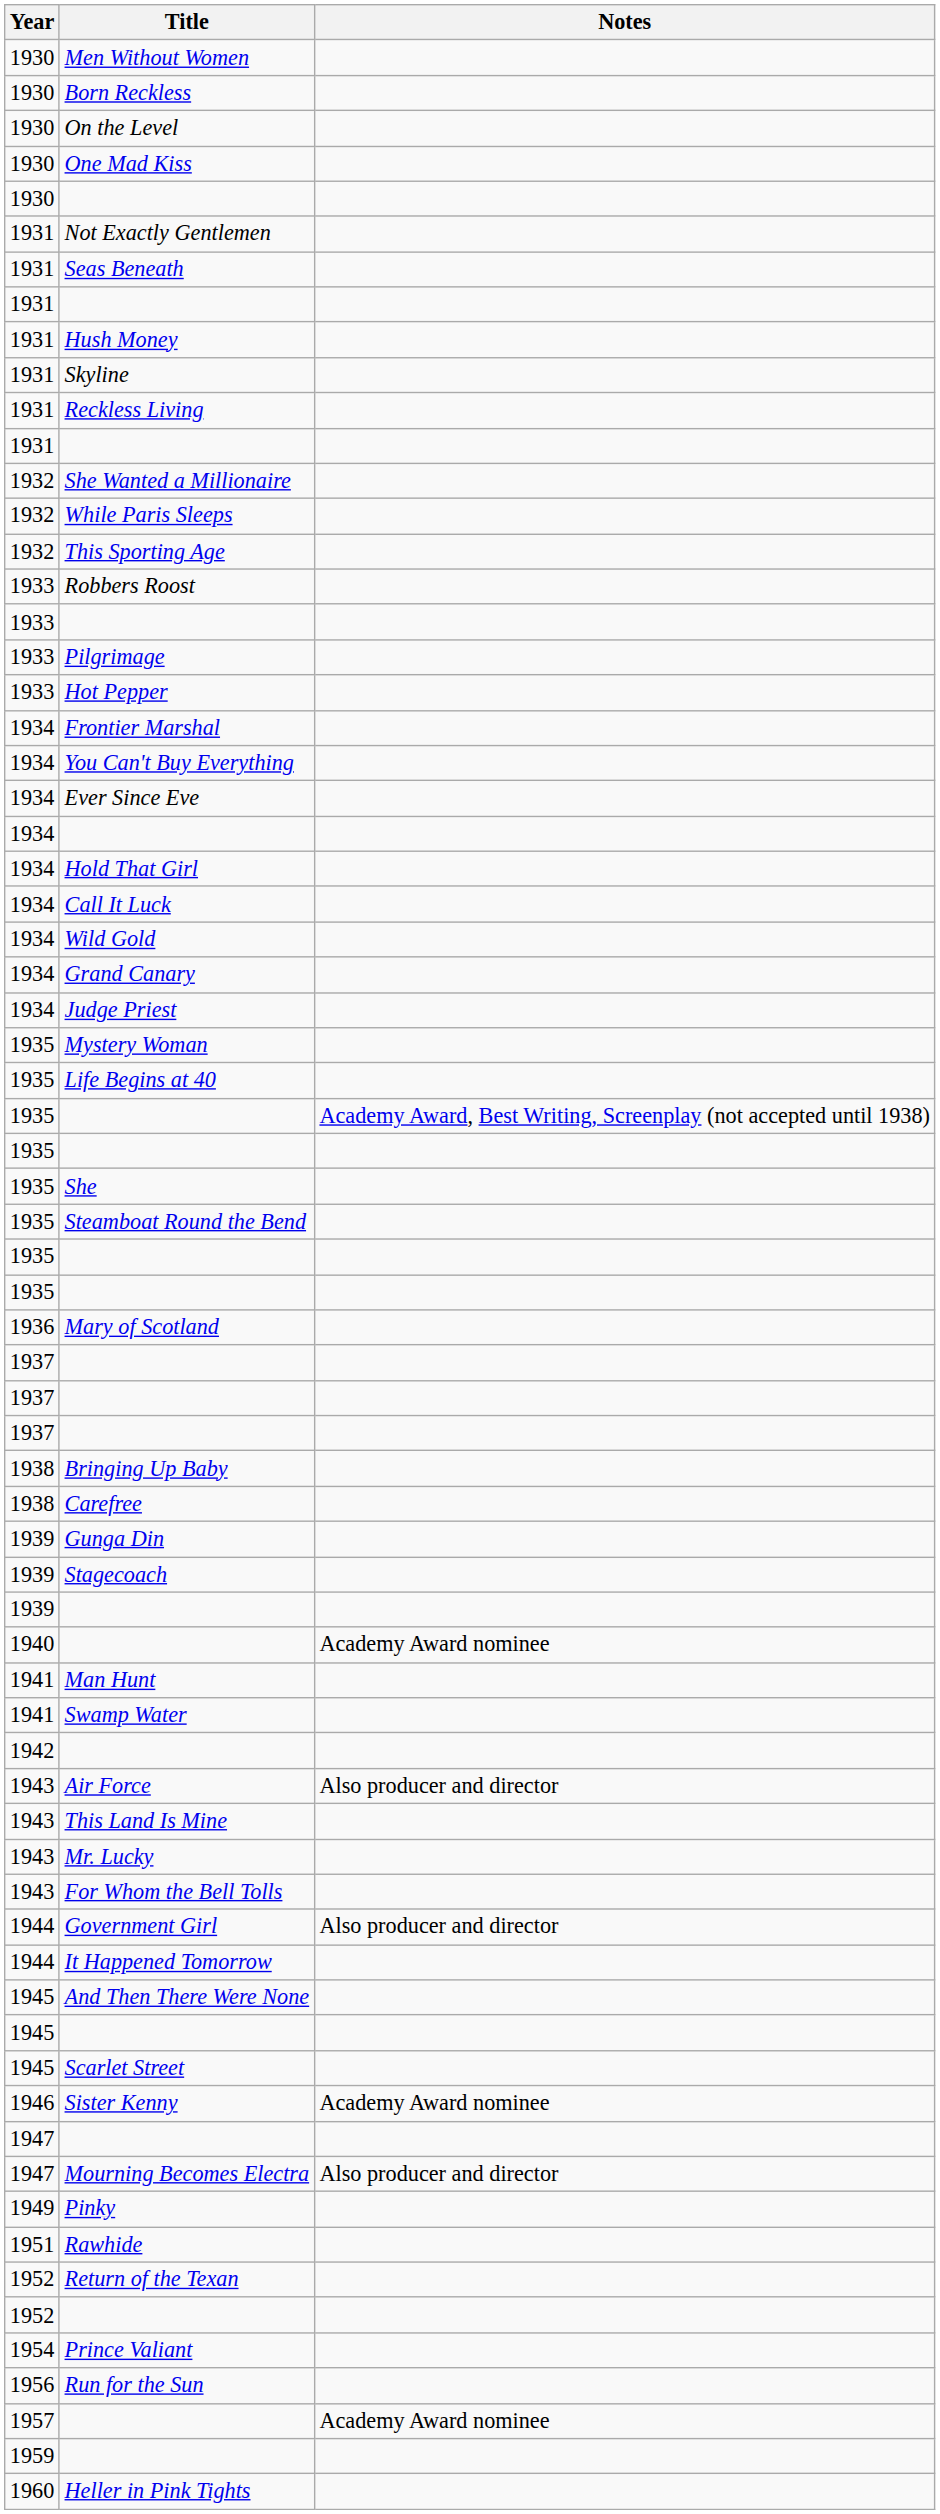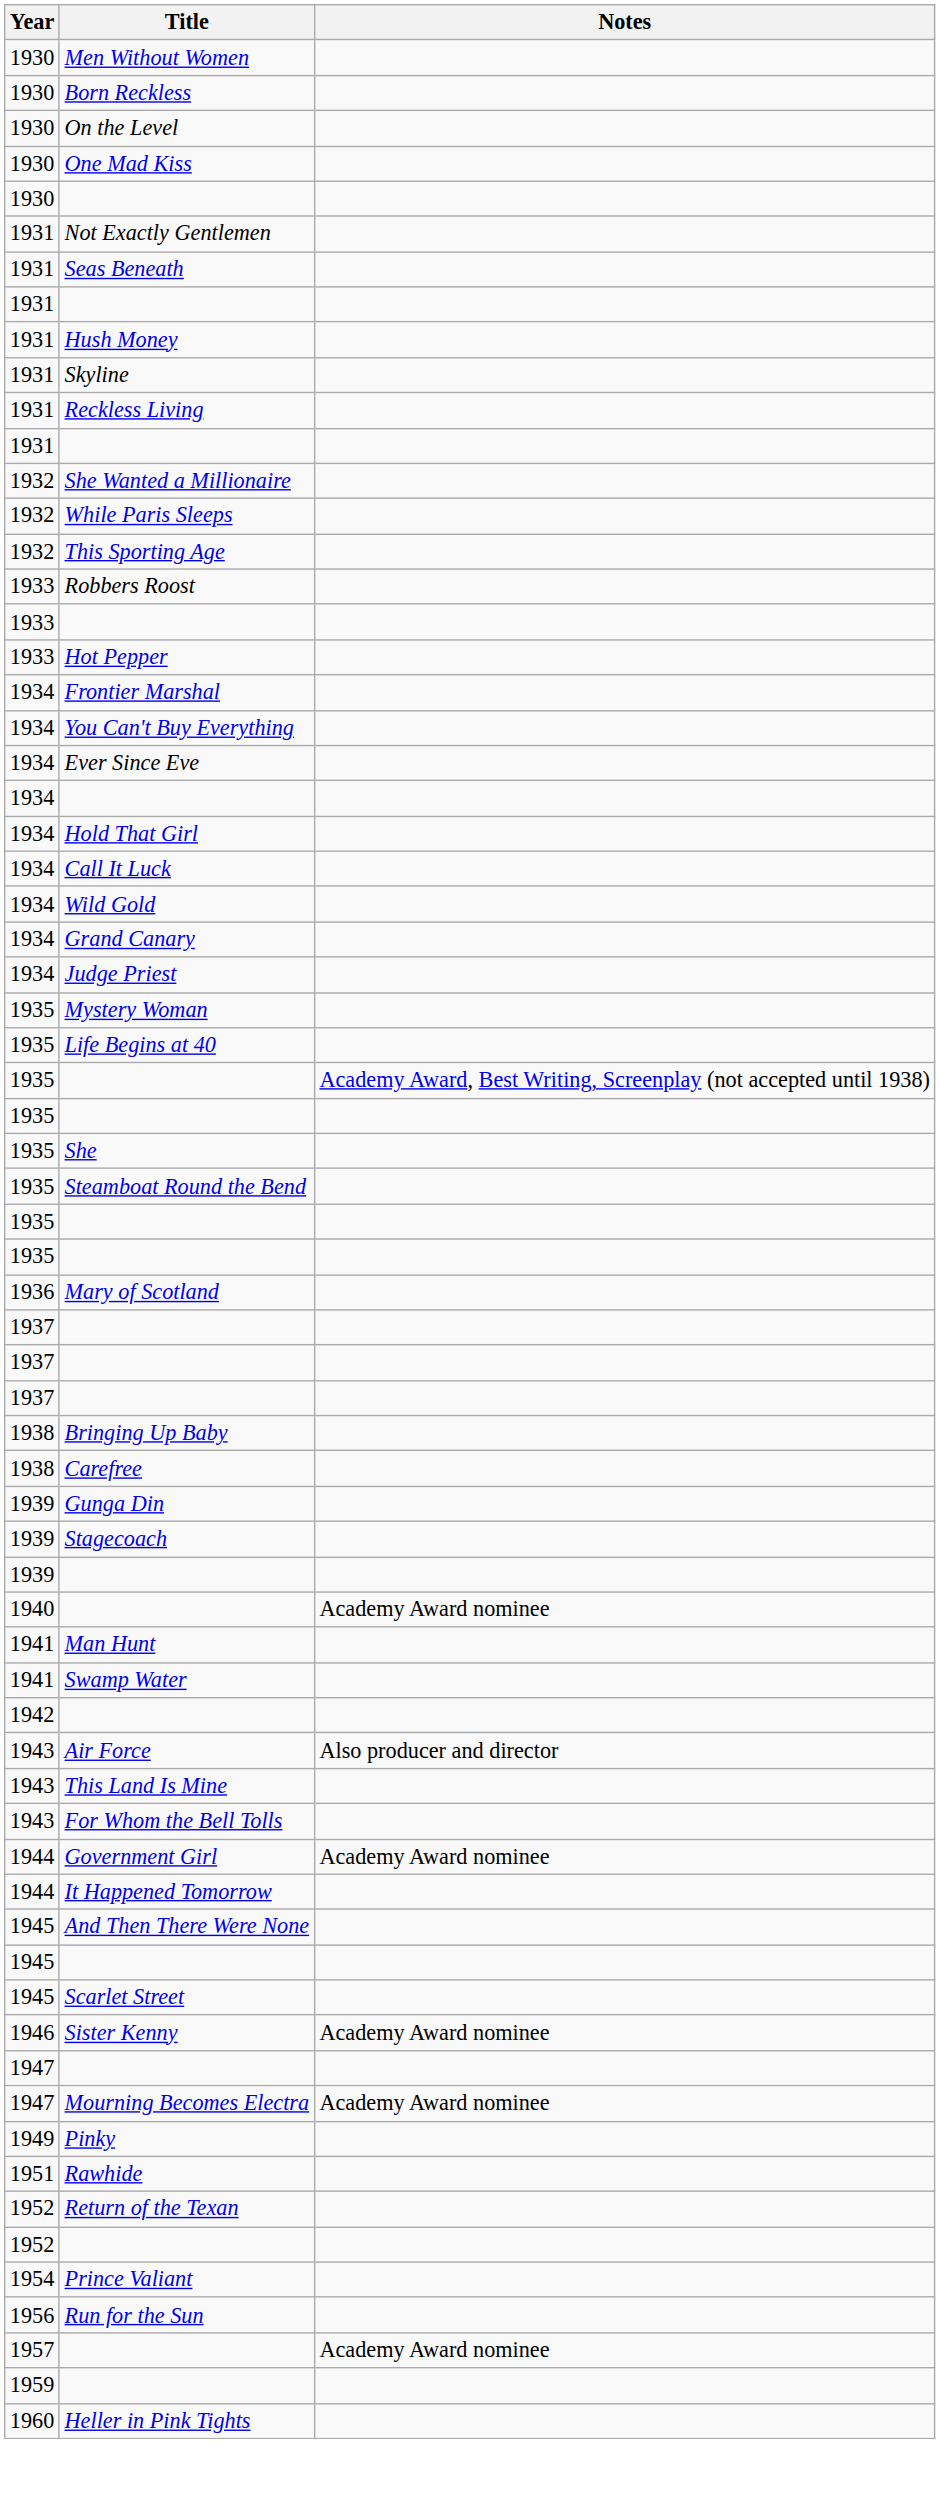- row: (32, 657)
- row: (32, 1856)
(439, 1926) Also producer and director -> (435, 1856) Academy Award nominee
(439, 2173) Also producer and director -> (435, 2103) Academy Award nominee
